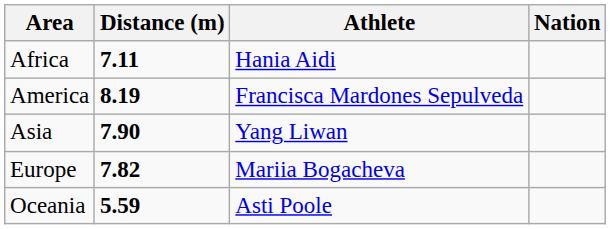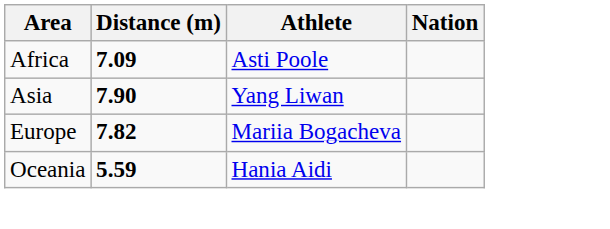(119, 59) 7.11 -> (116, 59) 7.09
(286, 59) Hania Aidi -> (280, 59) Asti Poole
- row: (50, 95)
(284, 205) Asti Poole -> (282, 168) Hania Aidi
